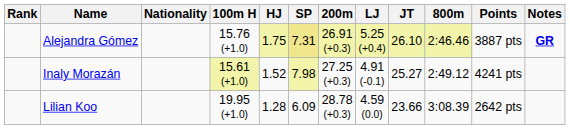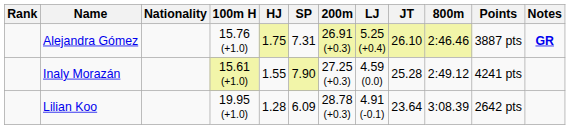(304, 40) khaki background -> (304, 40) no background
(274, 74) 1.52 -> (274, 74) 1.55
(304, 74) 7.98 -> (304, 74) 7.90
(372, 74) 4.91 (-0.1) -> (372, 74) 4.59 (0.0)
(407, 74) 25.27 -> (407, 74) 25.28
(372, 107) 4.59 (0.0) -> (372, 107) 4.91 (-0.1)
(407, 107) 23.66 -> (407, 107) 23.64
